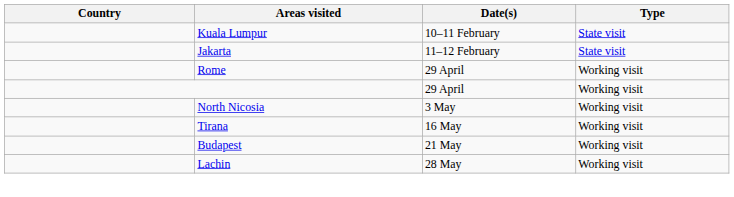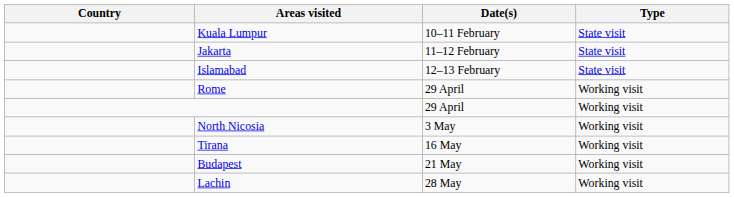+ row: (222, 70)
